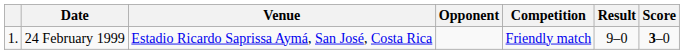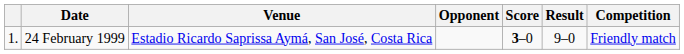columns swapped: (659, 15) <-> (548, 15)
